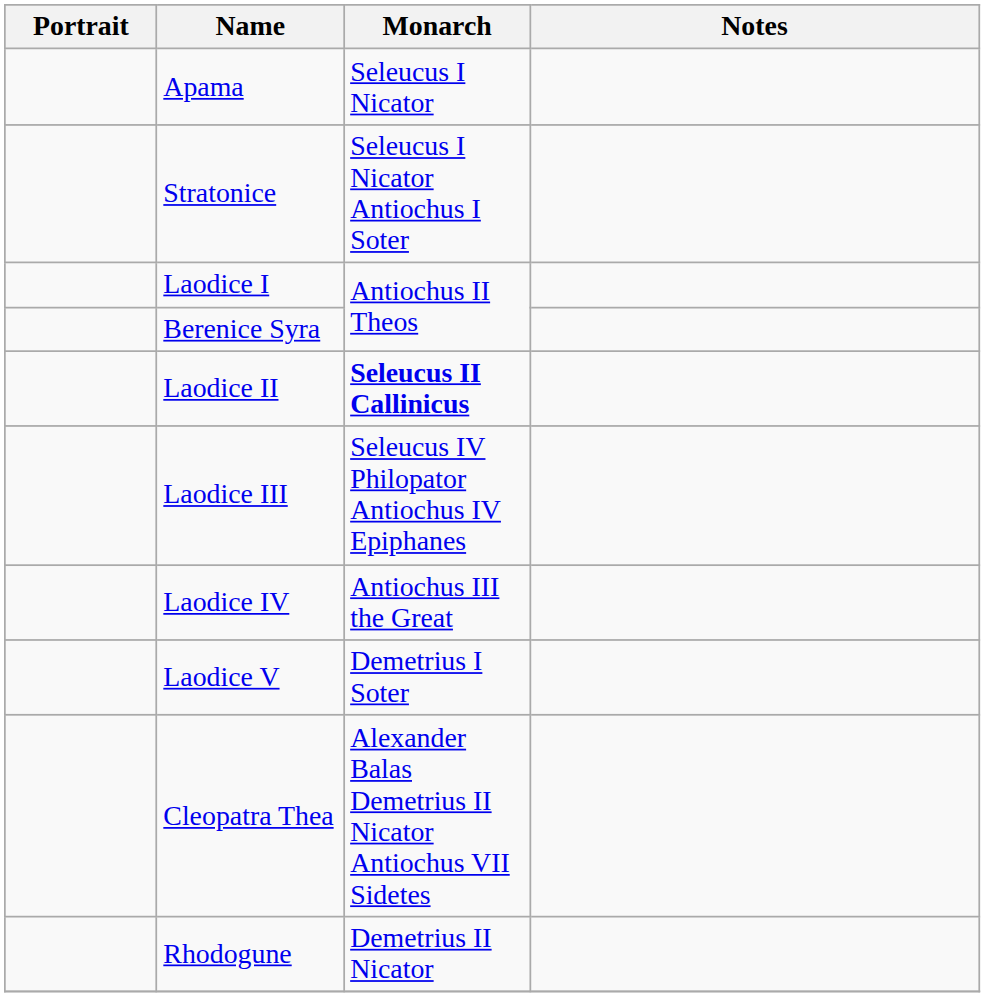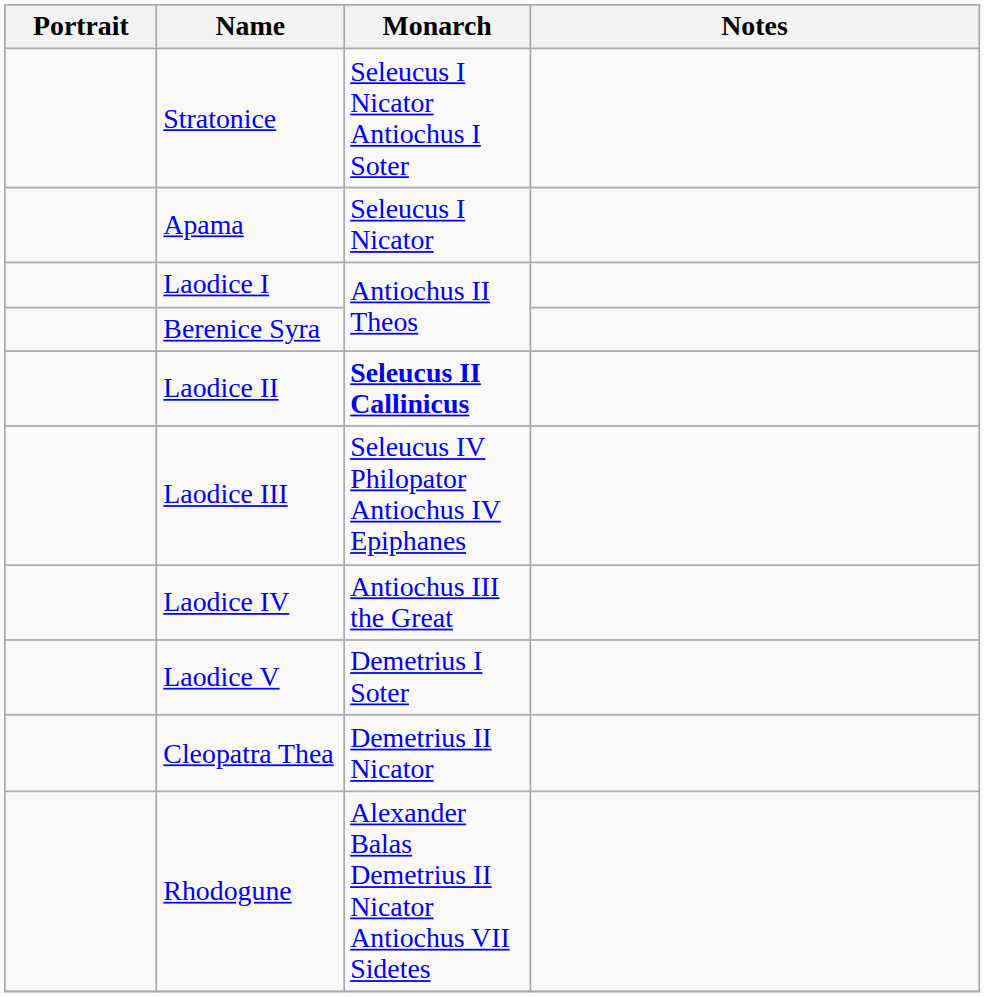rows swapped: (204, 86) <-> (220, 193)
(430, 815) Alexander Balas Demetrius II Nicator Antiochus VII Sidetes -> (421, 752) Demetrius II Nicator
(421, 953) Demetrius II Nicator -> (430, 890) Alexander Balas Demetrius II Nicator Antiochus VII Sidetes
